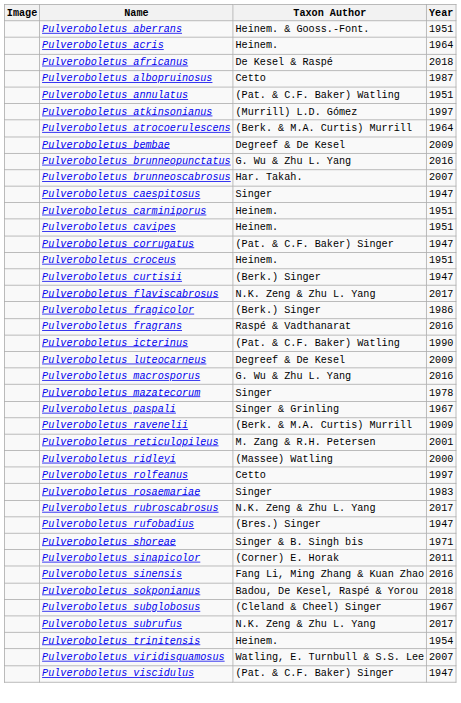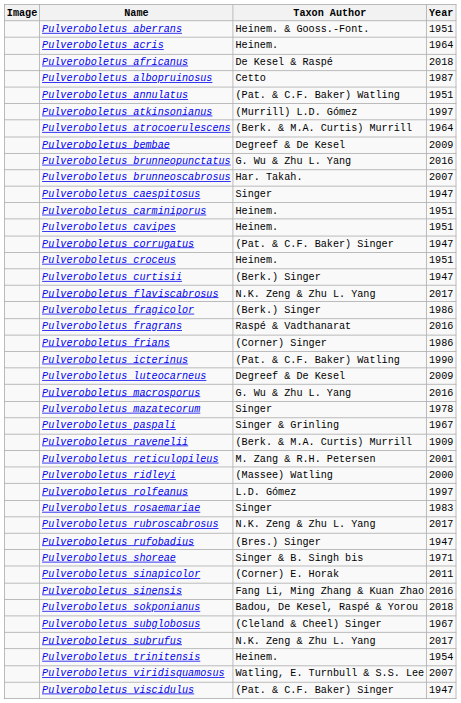+ row: (106, 343)
(251, 475) Cetto -> (266, 492) L.D. Gómez
